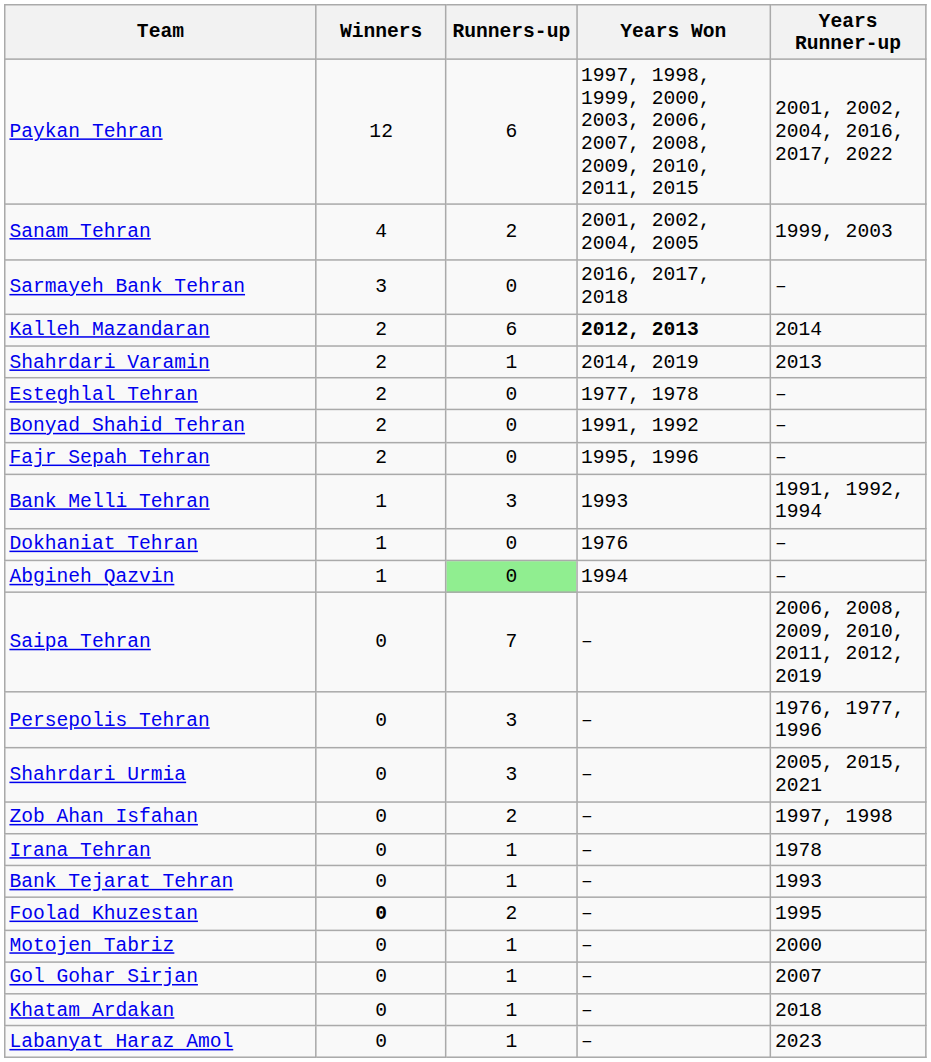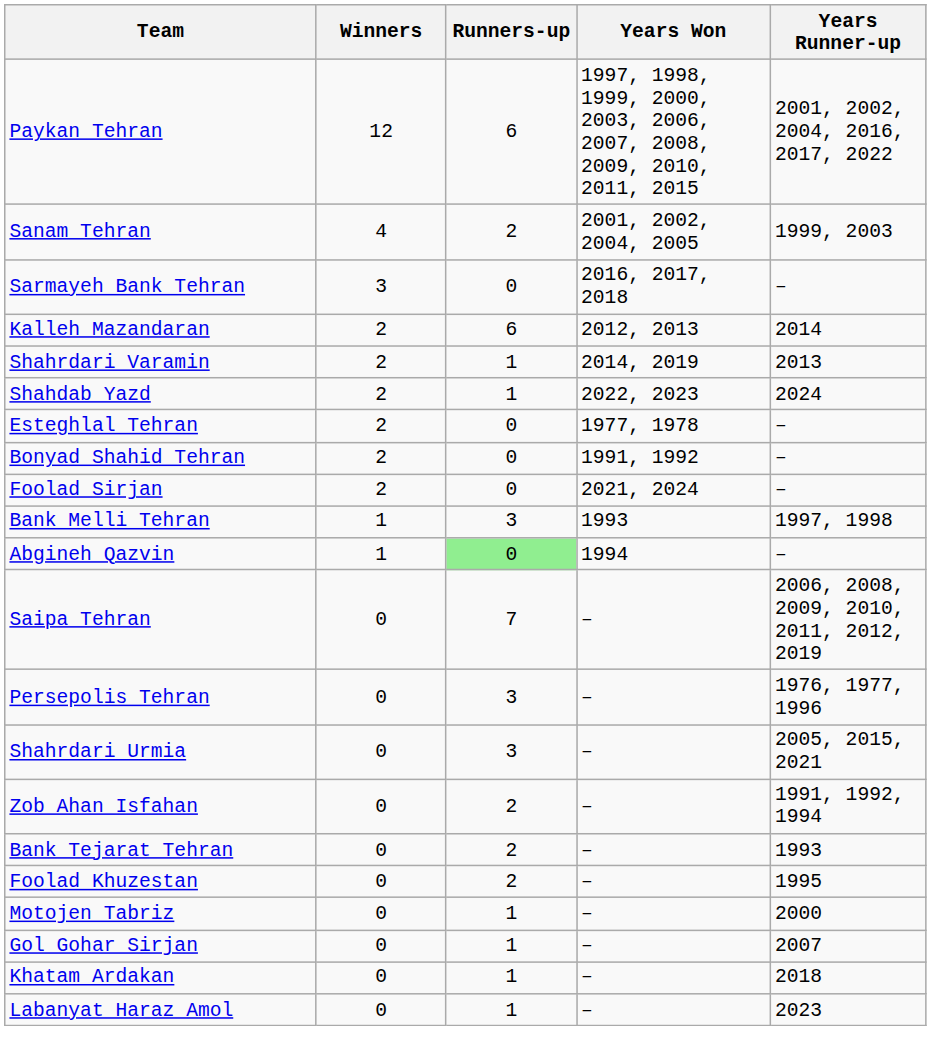(640, 330) bold -> (640, 330) normal
+ row: (80, 394)
- row: (110, 458)
+ row: (86, 490)
(840, 501) 1991, 1992, 1994 -> (834, 522) 1997, 1998
- row: (104, 545)
(834, 818) 1997, 1998 -> (840, 806) 1991, 1992, 1994
- row: (80, 850)
(511, 882) 1 -> (511, 850) 2
(381, 914) bold -> (381, 882) normal
